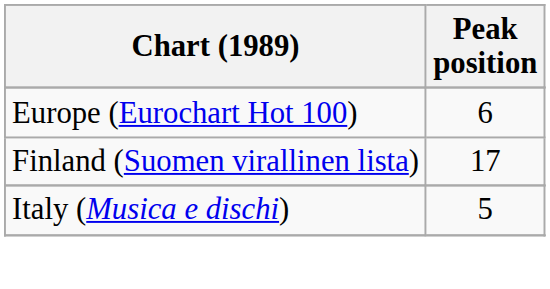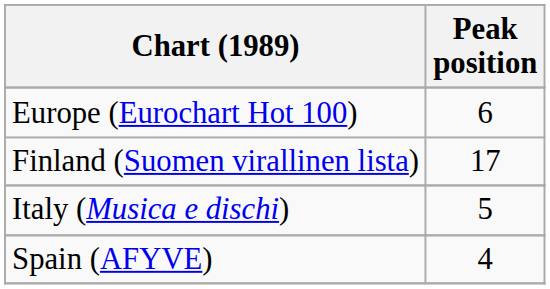+ row: (112, 258)
